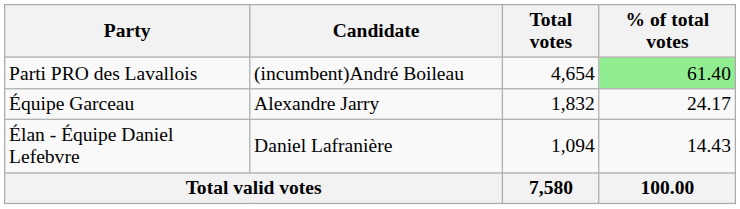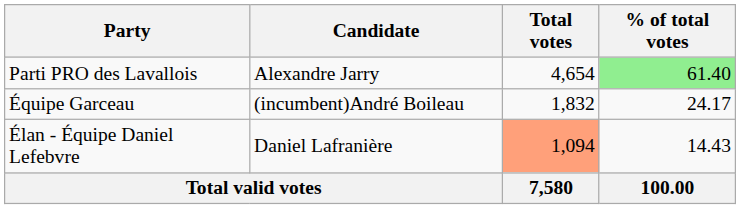(359, 72) (incumbent)André Boileau -> (317, 72) Alexandre Jarry
(317, 103) Alexandre Jarry -> (359, 103) (incumbent)André Boileau
(573, 145) no background -> (573, 145) lightsalmon background
